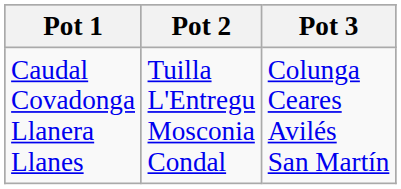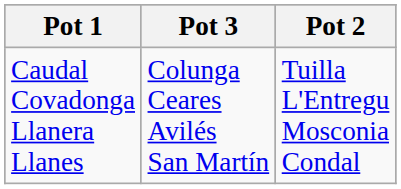columns swapped: (201, 26) <-> (329, 26)
